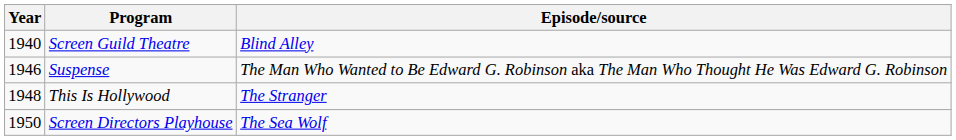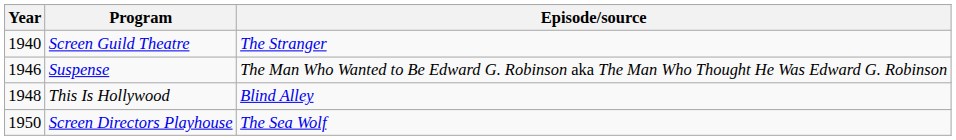(277, 43) Blind Alley -> (283, 43) The Stranger
(283, 95) The Stranger -> (277, 95) Blind Alley
